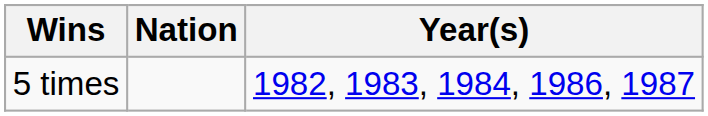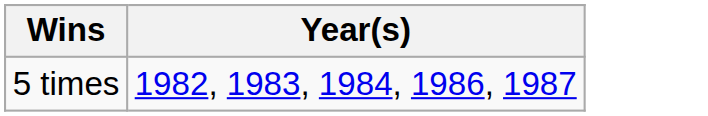- column: (186, 30)
